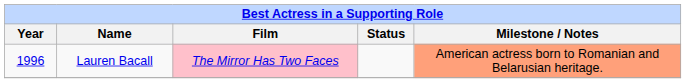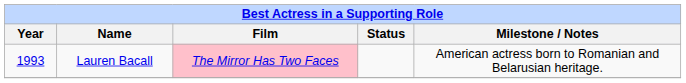(31, 61) 1996 -> (31, 61) 1993
(547, 61) lightsalmon background -> (547, 61) no background
